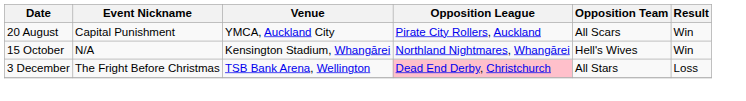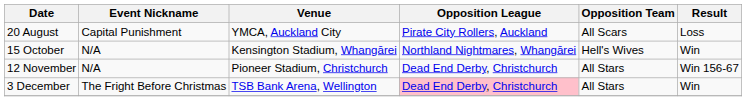(684, 31) Win -> (692, 31) Loss
+ row: (42, 68)
(686, 68) Loss -> (690, 86) Win
